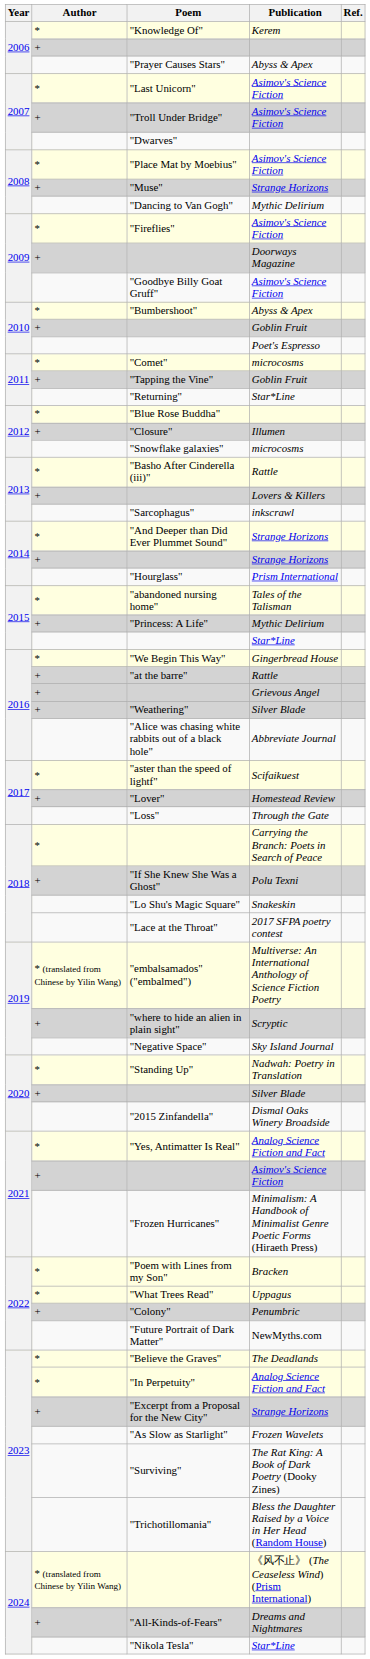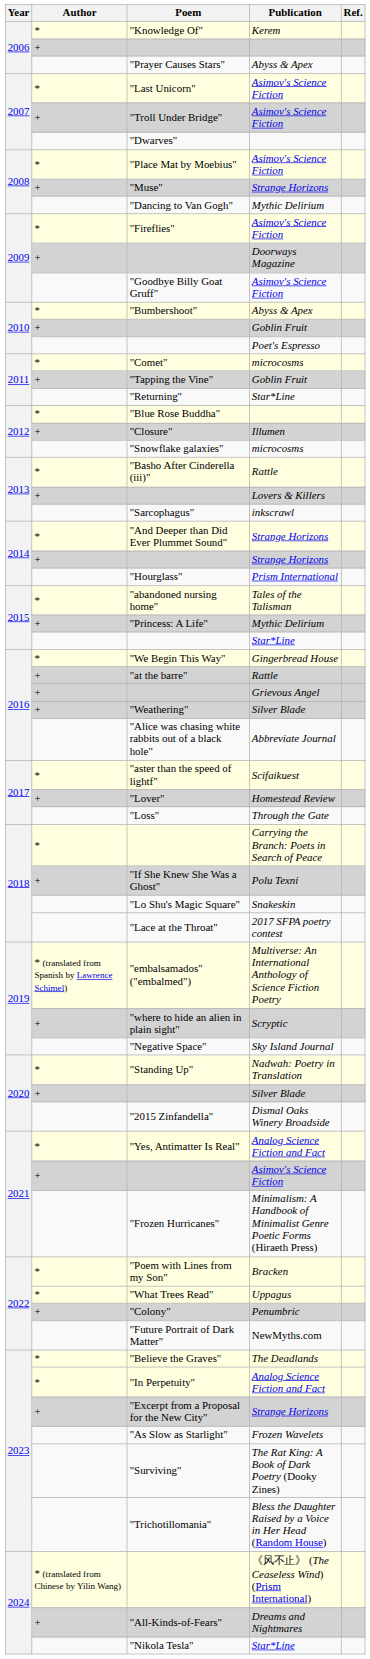(78, 975) * (translated from Chinese by Yilin Wang) -> (73, 975) * (translated from Spanish by Lawrence Schimel)
